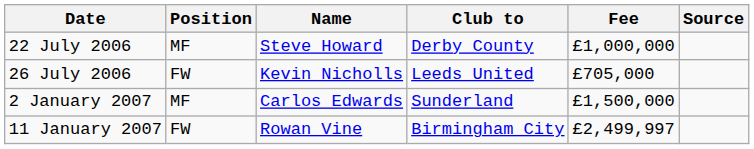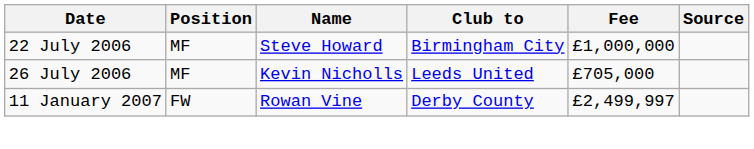(473, 46) Derby County -> (488, 46) Birmingham City
(180, 74) FW -> (180, 74) MF
- row: (80, 102)
(488, 130) Birmingham City -> (473, 102) Derby County
